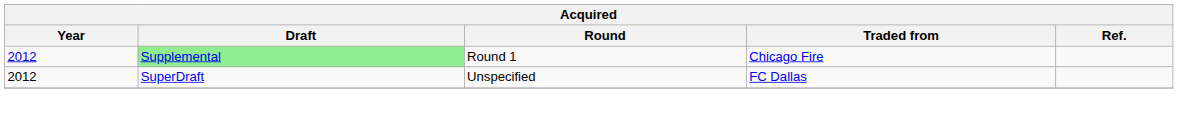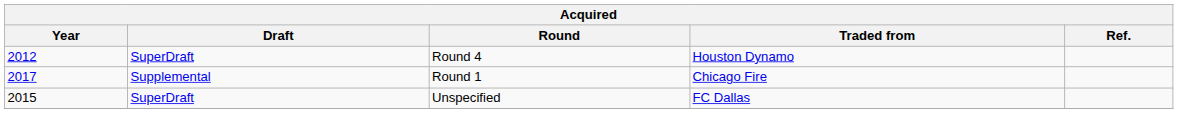+ row: (457, 56)
(22, 56) 2012 -> (22, 77) 2017
(181, 56) lightgreen background -> (171, 77) no background
(22, 77) 2012 -> (22, 98) 2015
